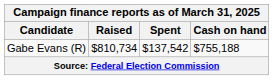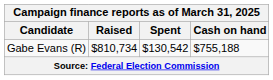(165, 48) $137,542 -> (165, 48) $130,542
